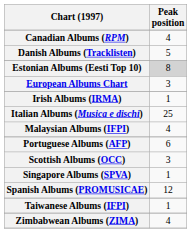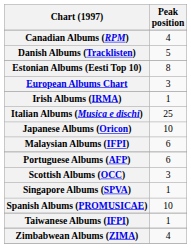(168, 68) lightgrey background -> (168, 68) no background
+ row: (77, 129)
(168, 129) 4 -> (168, 144) 6
(168, 190) 12 -> (168, 205) 10
